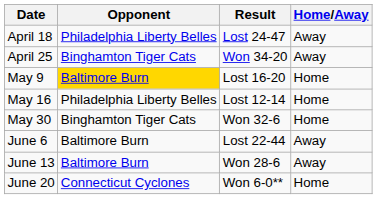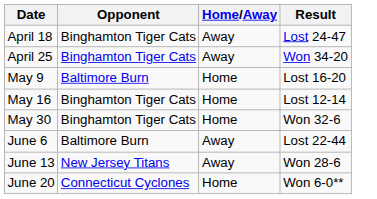columns swapped: (331, 15) <-> (255, 15)
(139, 36) Philadelphia Liberty Belles -> (128, 36) Binghamton Tiger Cats
(105, 78) gold background -> (105, 78) no background
(139, 99) Philadelphia Liberty Belles -> (128, 99) Binghamton Tiger Cats
(105, 162) Baltimore Burn -> (115, 162) New Jersey Titans
